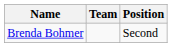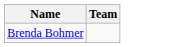- column: (143, 14)
